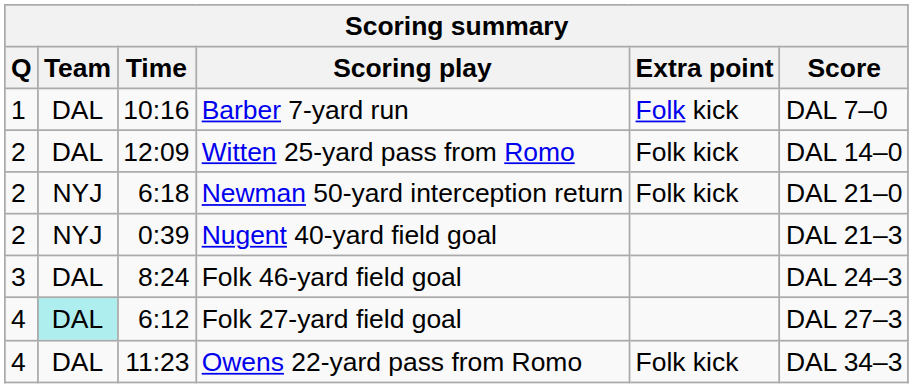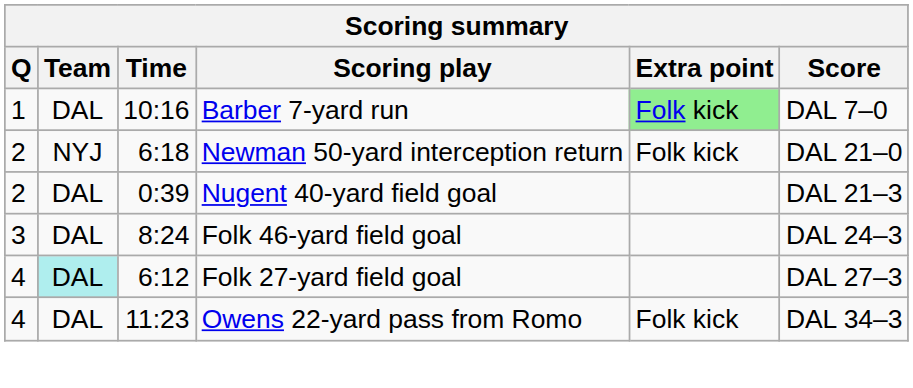(687, 110) no background -> (687, 110) lightgreen background
- row: (388, 152)
(77, 235) NYJ -> (77, 193) DAL
